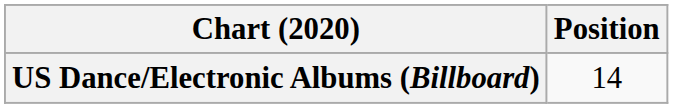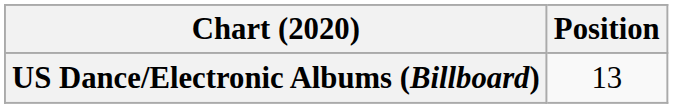(607, 77) 14 -> (607, 77) 13
